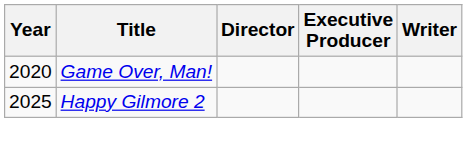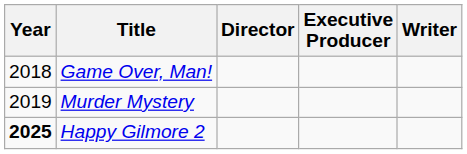(30, 71) 2020 -> (30, 71) 2018
+ row: (127, 102)
(30, 102) normal -> (30, 132) bold
